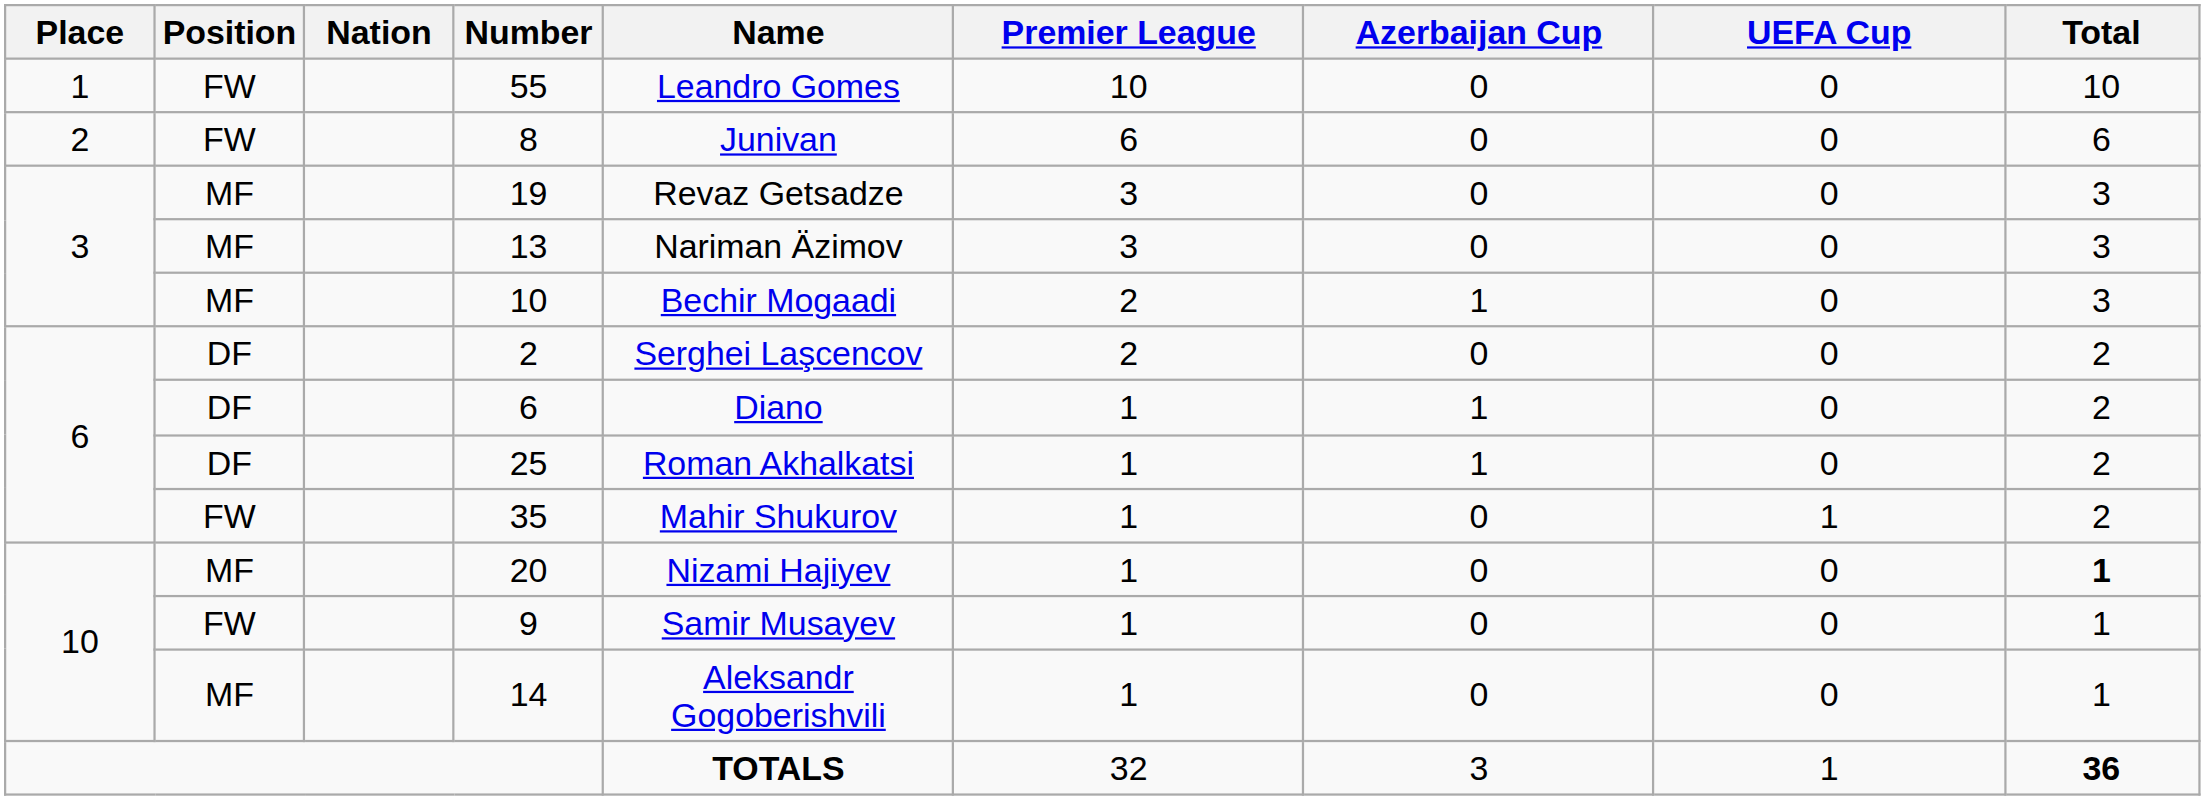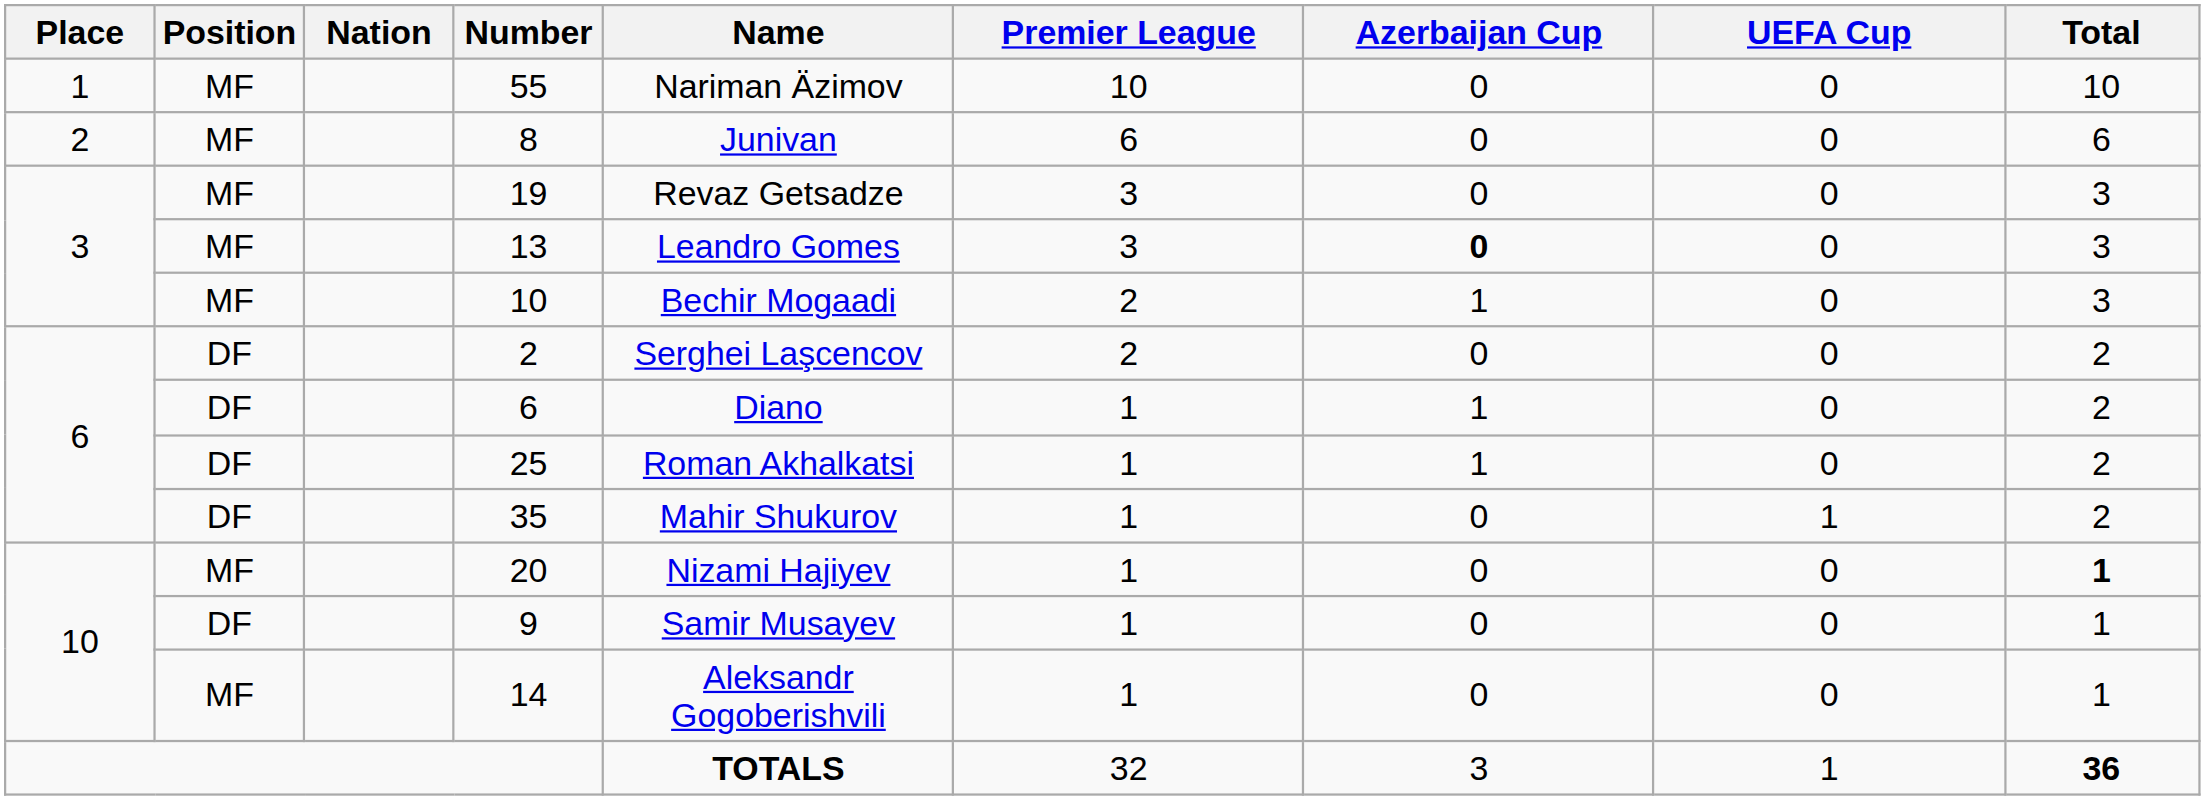(229, 86) FW -> (229, 86) MF
(778, 86) Leandro Gomes -> (778, 86) Nariman Äzimov
(229, 139) FW -> (229, 139) MF
(778, 247) Nariman Äzimov -> (778, 247) Leandro Gomes
(1479, 247) normal -> (1479, 247) bold
(229, 515) FW -> (229, 515) DF
(229, 622) FW -> (229, 622) DF
